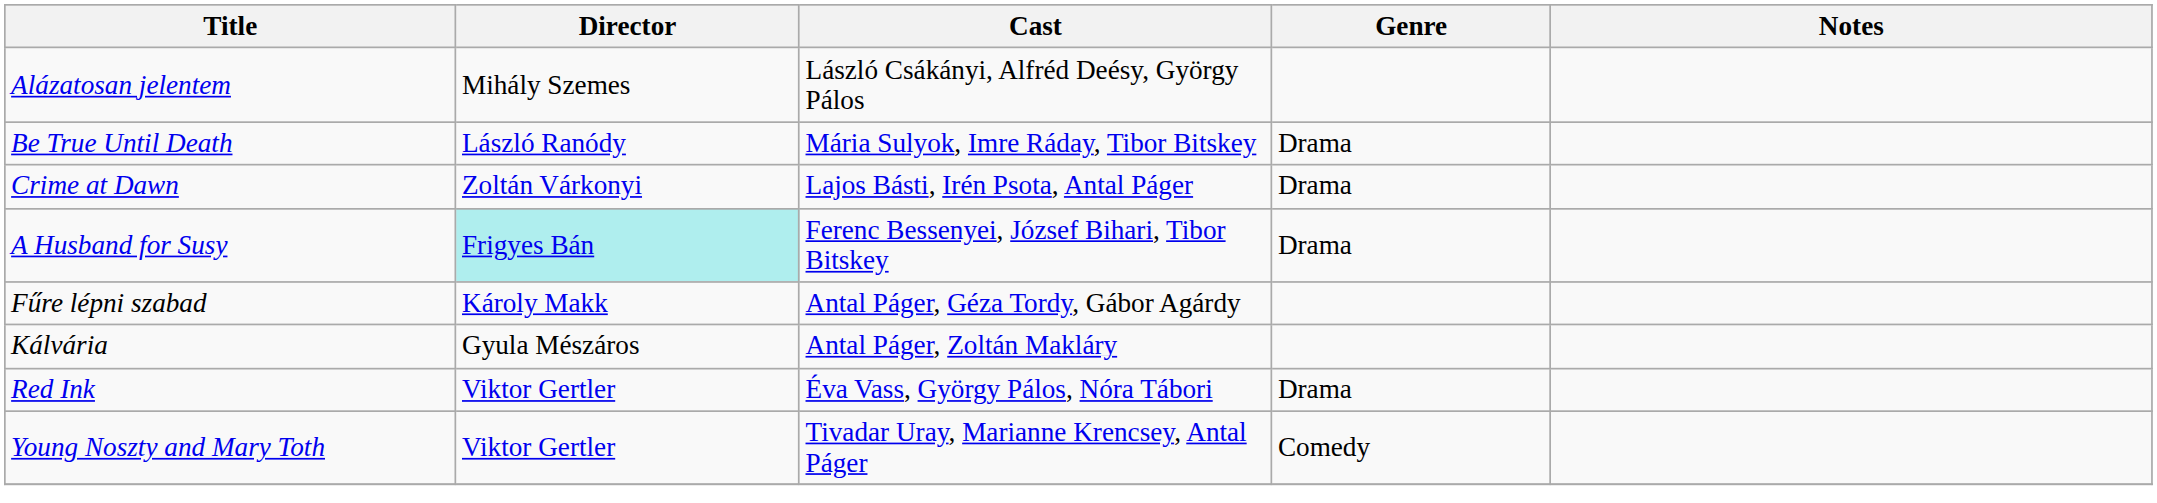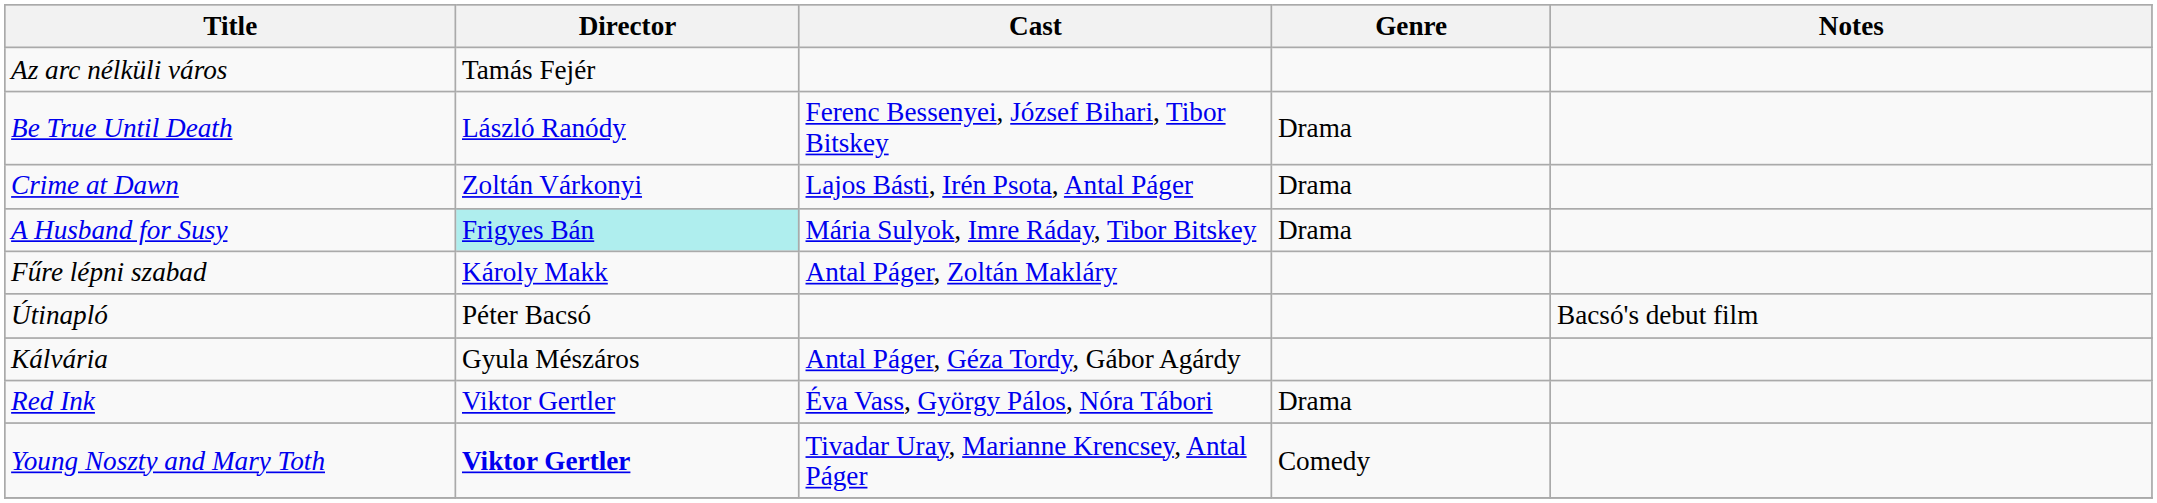- row: (121, 84)
+ row: (119, 69)
(1031, 142) Mária Sulyok, Imre Ráday, Tibor Bitskey -> (1016, 127) Ferenc Bessenyei, József Bihari, Tibor Bitskey
(1016, 244) Ferenc Bessenyei, József Bihari, Tibor Bitskey -> (1031, 229) Mária Sulyok, Imre Ráday, Tibor Bitskey
(1023, 302) Antal Páger, Géza Tordy, Gábor Agárdy -> (961, 272) Antal Páger, Zoltán Makláry
+ row: (59, 315)
(961, 346) Antal Páger, Zoltán Makláry -> (1023, 358) Antal Páger, Géza Tordy, Gábor Agárdy
(539, 447) normal -> (546, 460) bold
